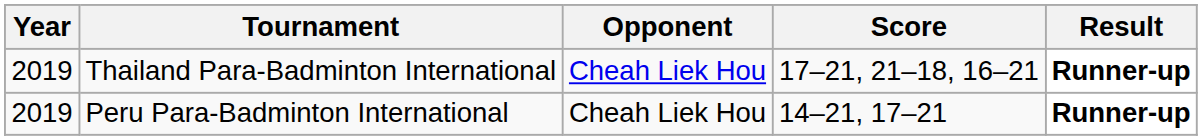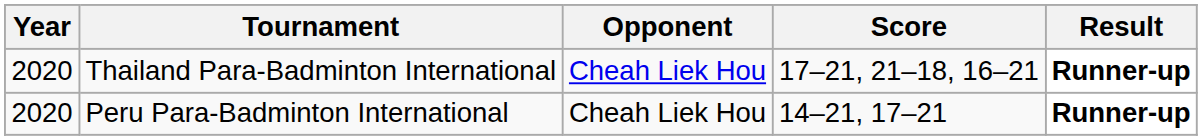(42, 71) 2019 -> (42, 71) 2020
(42, 114) 2019 -> (42, 114) 2020
